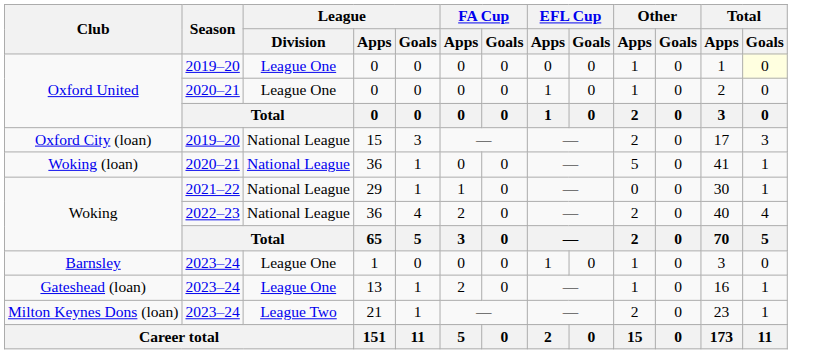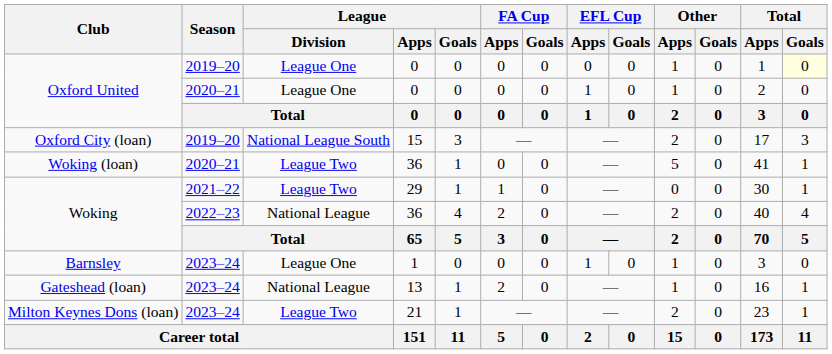(298, 139) National League -> (318, 139) National League South
(298, 164) National League -> (318, 164) League Two
(298, 189) National League -> (318, 189) League Two
(298, 287) League One -> (318, 287) National League
